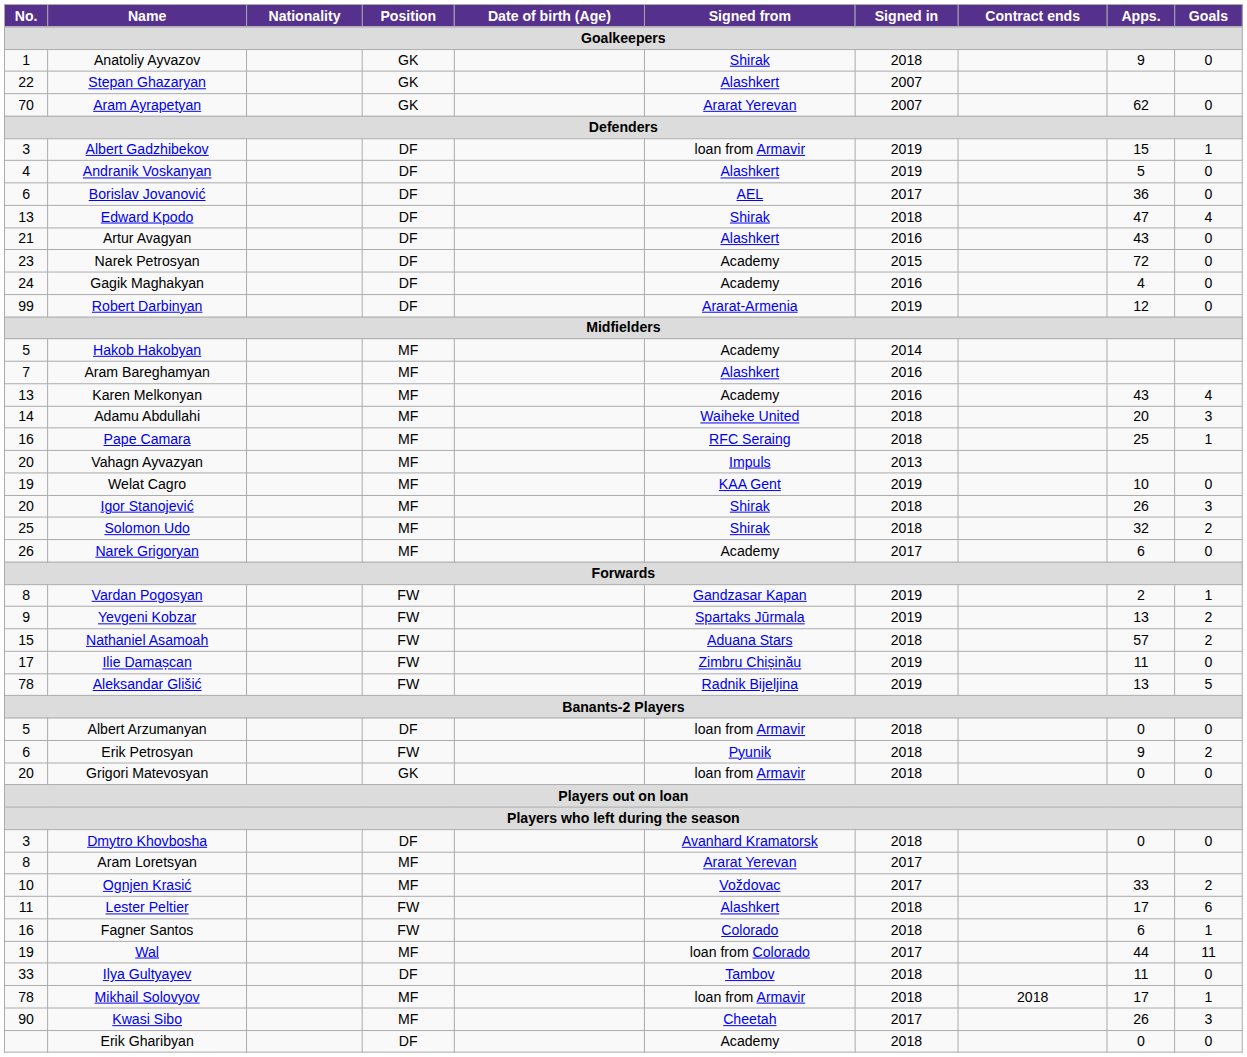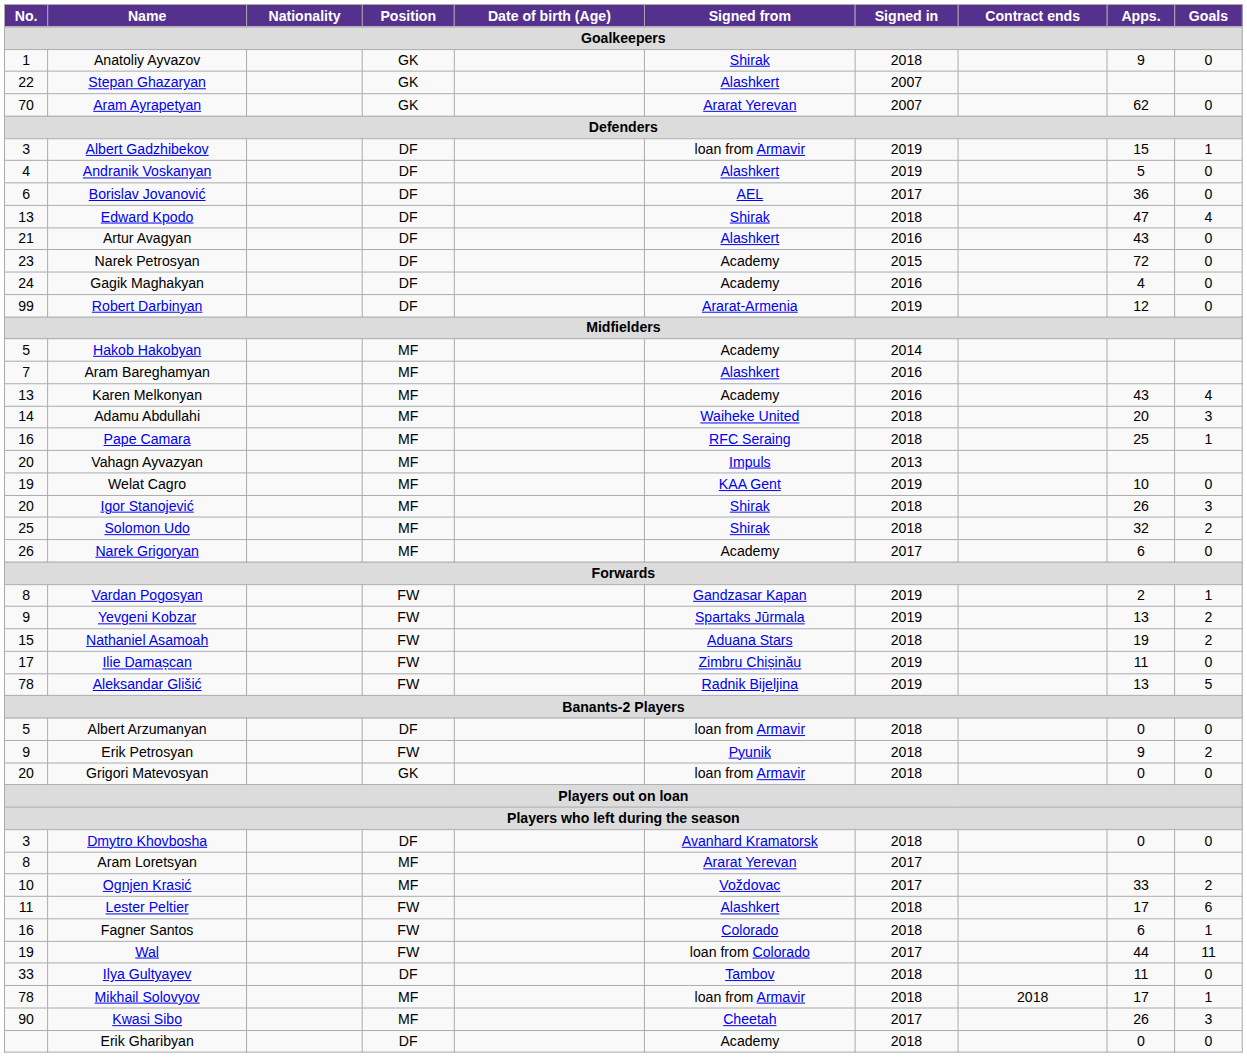(1141, 640) 57 -> (1141, 640) 19
(26, 752) 6 -> (26, 752) 9
(408, 952) MF -> (408, 952) FW
